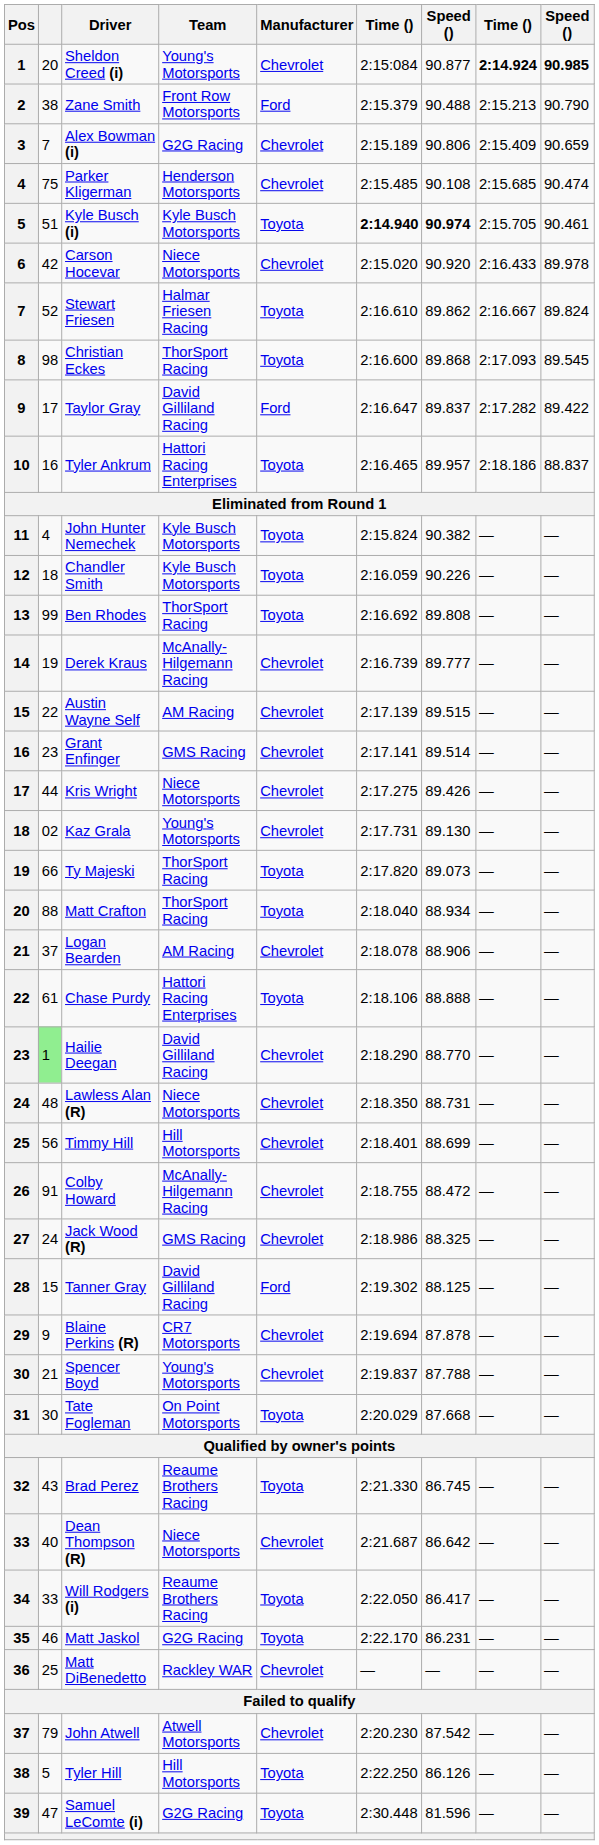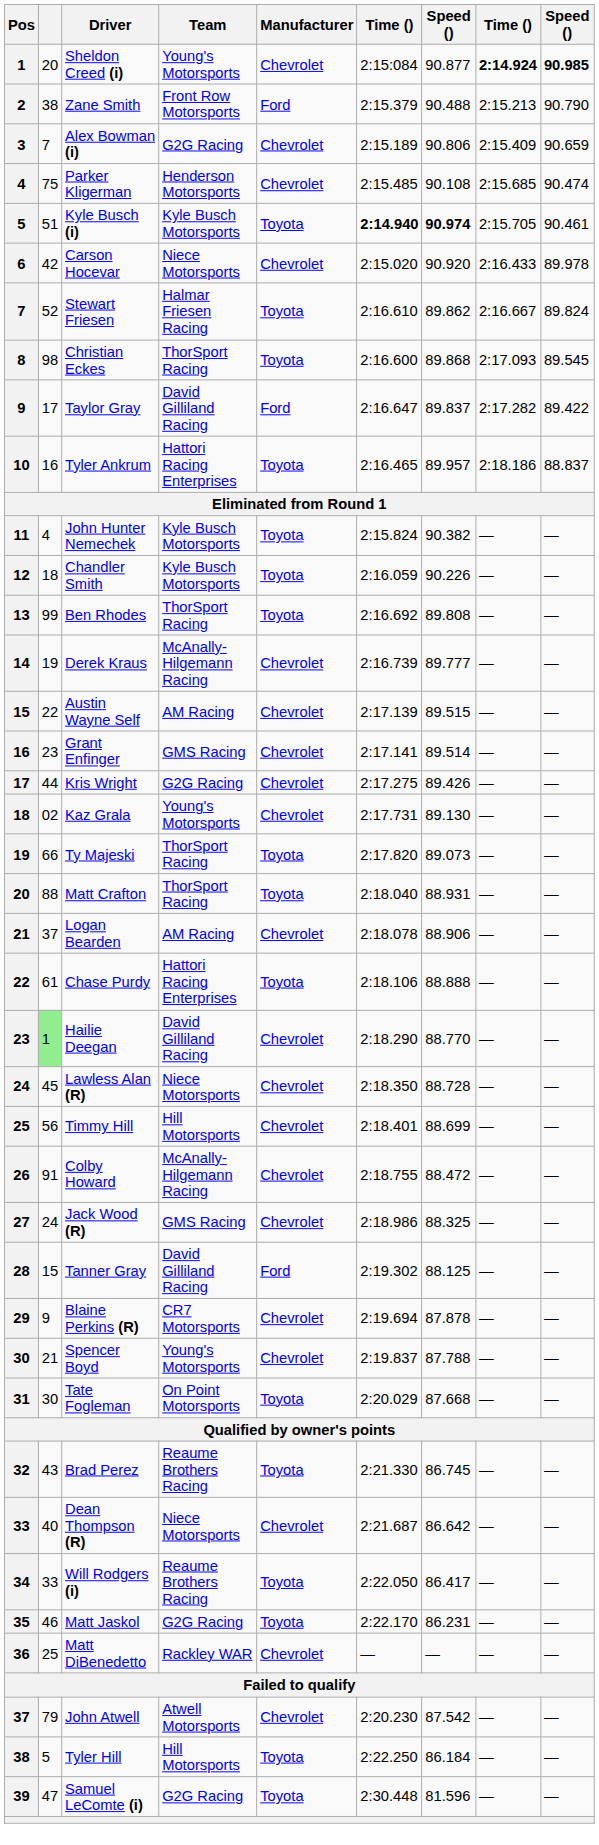(201, 791) Niece Motorsports -> (203, 783) G2G Racing
(448, 911) 88.934 -> (448, 894) 88.931
(50, 1103) 48 -> (50, 1086) 45
(448, 1103) 88.731 -> (448, 1086) 88.728
(448, 1773) 86.126 -> (448, 1757) 86.184
